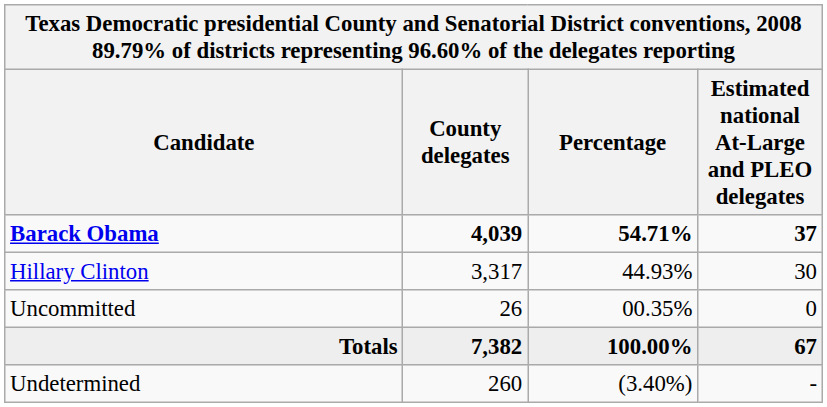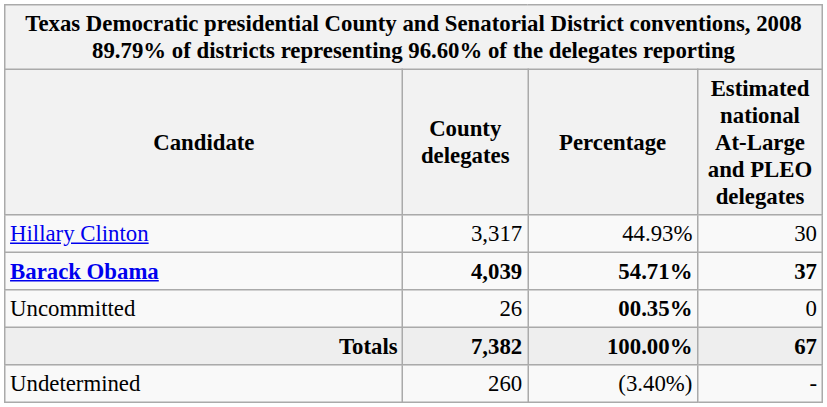rows swapped: (84, 233) <-> (79, 271)
(657, 308) normal -> (655, 308) bold
